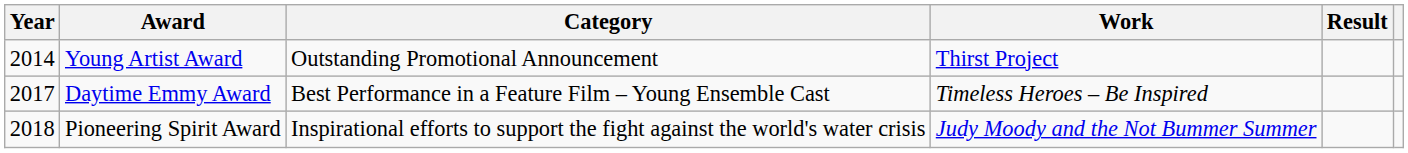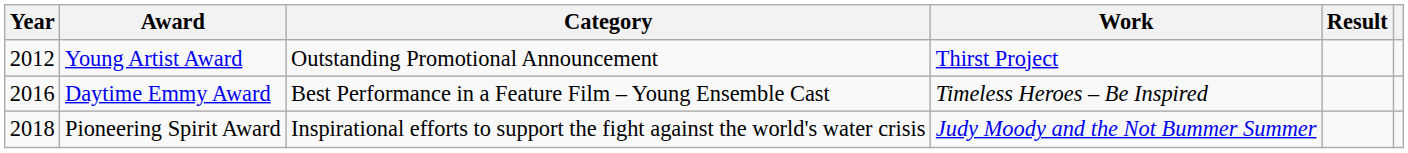(32, 57) 2014 -> (32, 57) 2012
(32, 93) 2017 -> (32, 93) 2016
